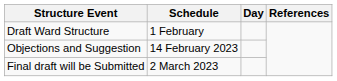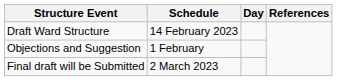(177, 31) 1 February -> (194, 31) 14 February 2023
(194, 48) 14 February 2023 -> (177, 48) 1 February
